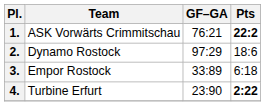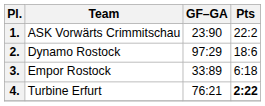(207, 33) 76:21 -> (207, 33) 23:90
(246, 33) bold -> (246, 33) normal
(207, 91) 23:90 -> (207, 91) 76:21
